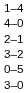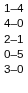- row: (14, 54)
